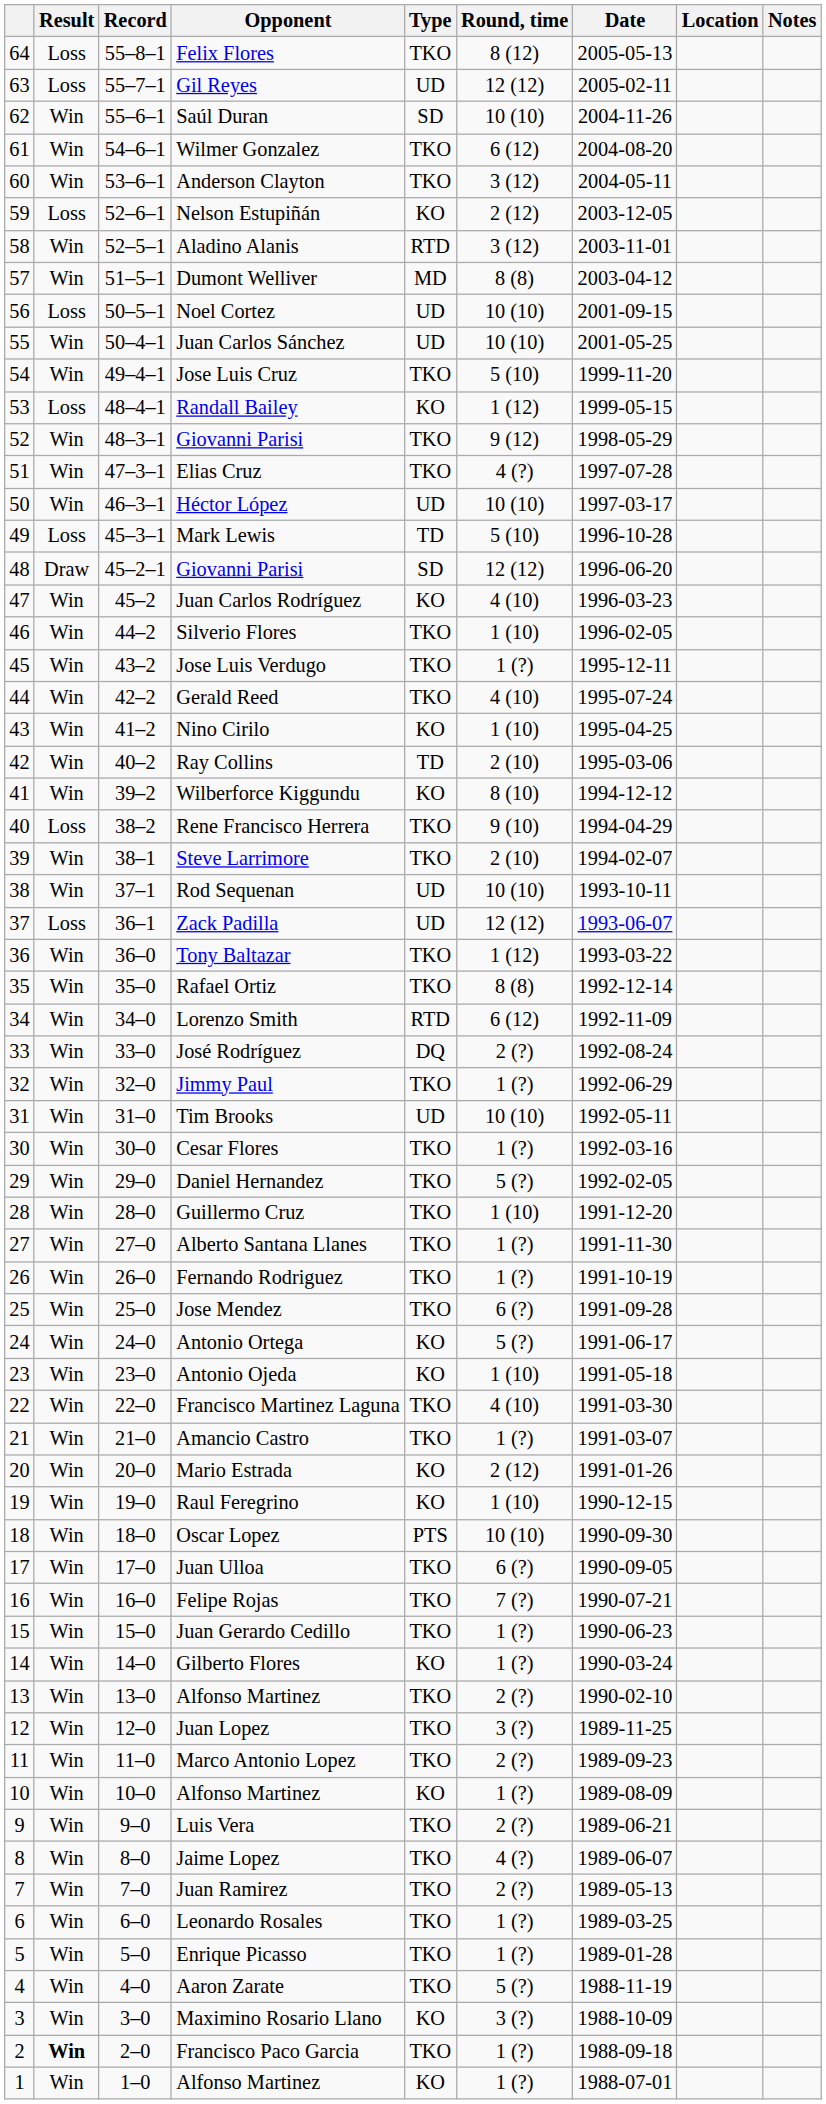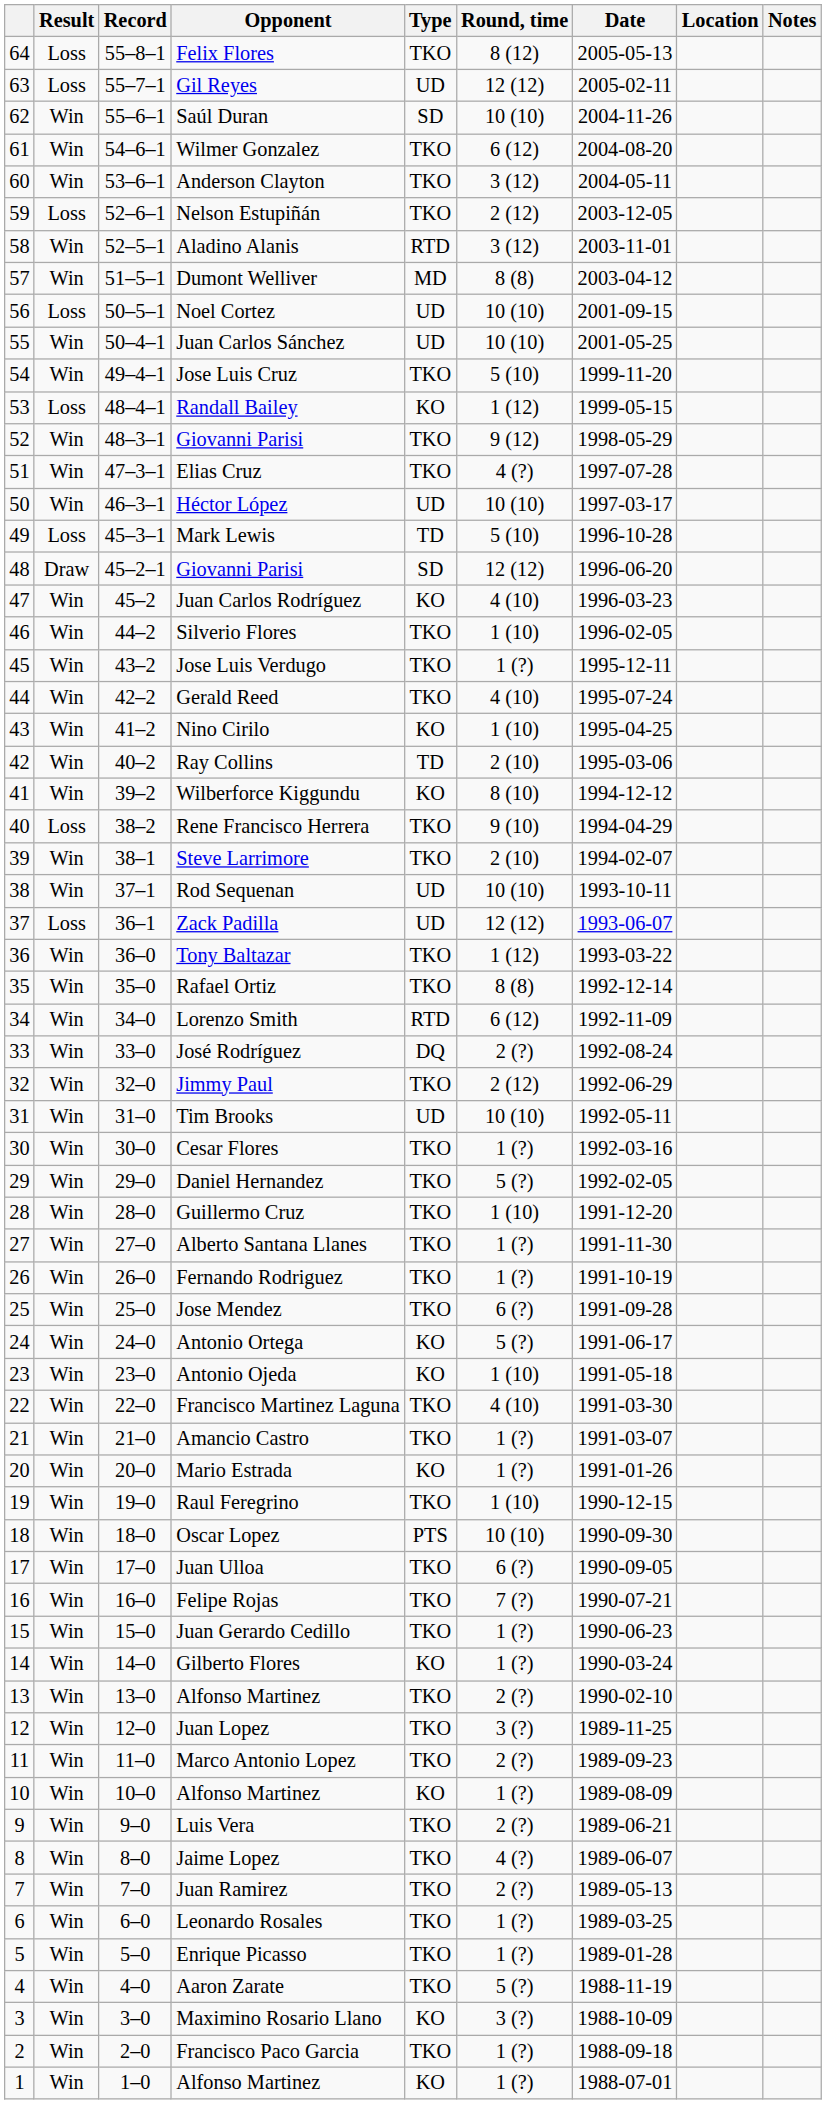(430, 213) KO -> (430, 213) TKO
(515, 1084) 1 (?) -> (515, 1084) 2 (12)
(515, 1470) 2 (12) -> (515, 1470) 1 (?)
(430, 1503) KO -> (430, 1503) TKO
(67, 2050) bold -> (67, 2050) normal
